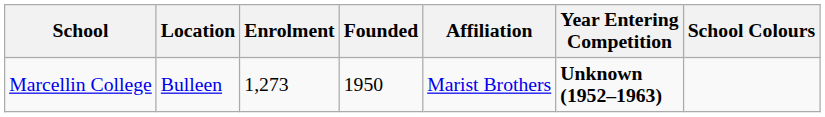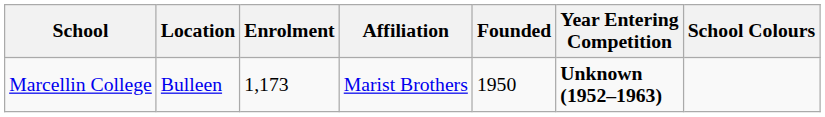columns swapped: (381, 31) <-> (489, 31)
(266, 84) 1,273 -> (266, 84) 1,173
